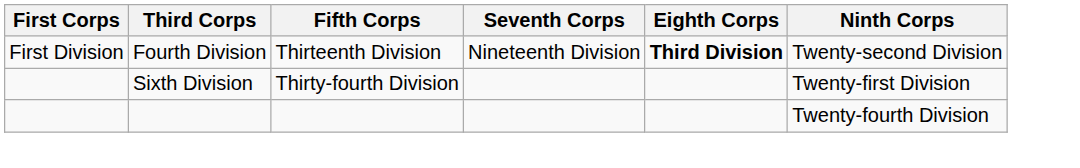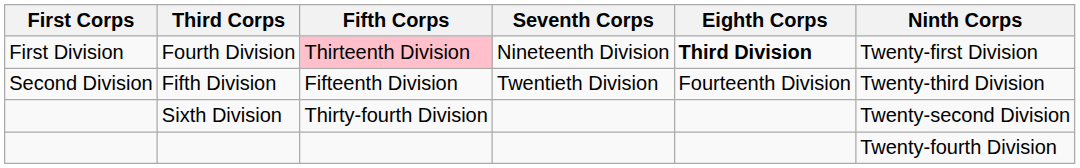(358, 52) no background -> (387, 52) pink background
(897, 52) Twenty-second Division -> (949, 52) Twenty-first Division
+ row: (219, 83)
(881, 83) Twenty-first Division -> (965, 115) Twenty-second Division
